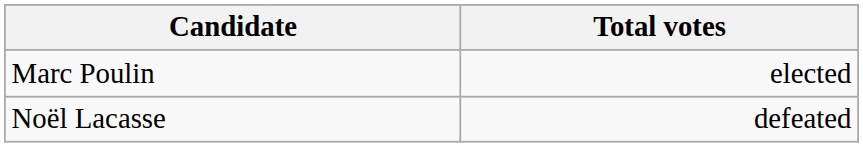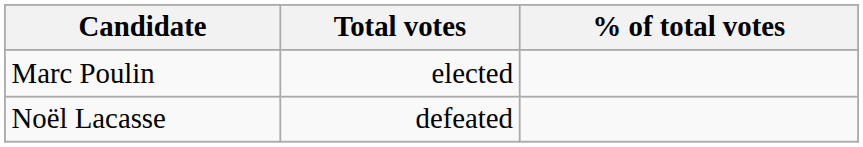+ column: (689, 27)
